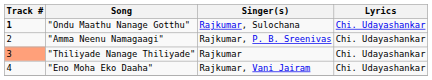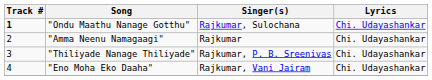(266, 40) Rajkumar, P. B. Sreenivas -> (221, 40) Rajkumar
(9, 54) lightsalmon background -> (9, 54) no background
(221, 54) Rajkumar -> (266, 54) Rajkumar, P. B. Sreenivas
